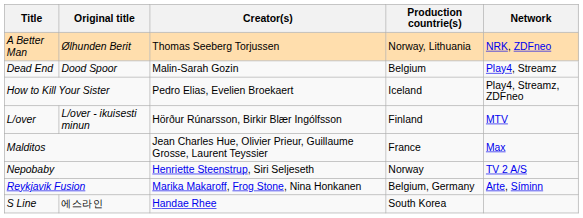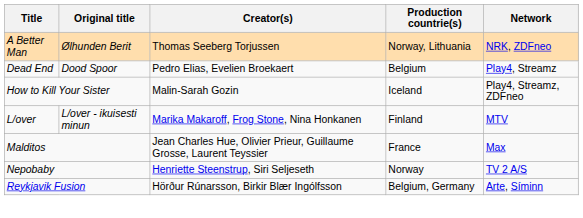(195, 69) Malin-Sarah Gozin -> (223, 69) Pedro Elias, Evelien Broekaert
(223, 91) Pedro Elias, Evelien Broekaert -> (195, 91) Malin-Sarah Gozin
(247, 119) Hörður Rúnarsson, Birkir Blær Ingólfsson -> (257, 119) Marika Makaroff, Frog Stone, Nina Honkanen
(257, 186) Marika Makaroff, Frog Stone, Nina Honkanen -> (247, 186) Hörður Rúnarsson, Birkir Blær Ingólfsson
- row: (21, 204)
